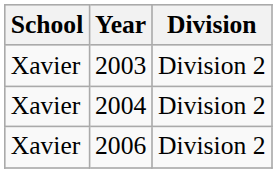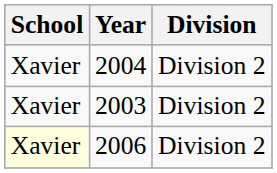rows swapped: (121, 65) <-> (121, 106)
(46, 146) no background -> (46, 146) lightyellow background
